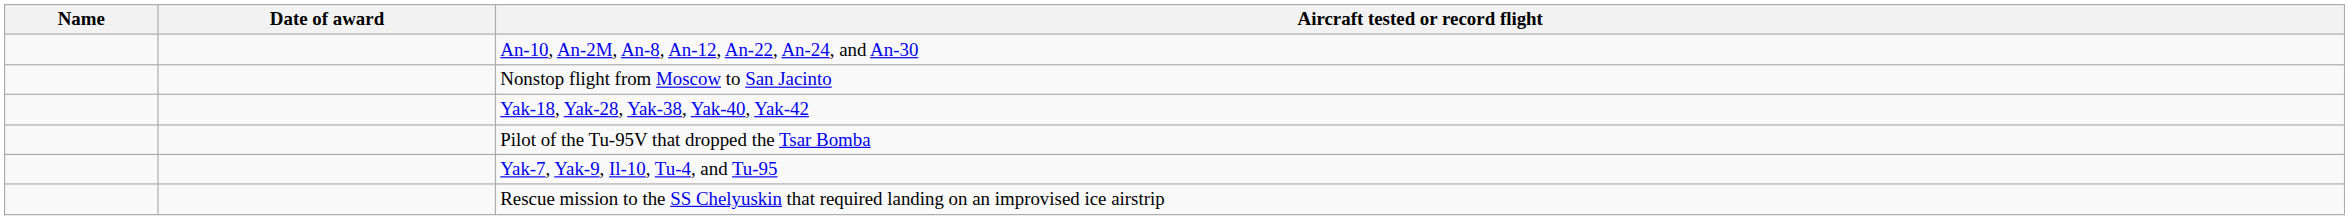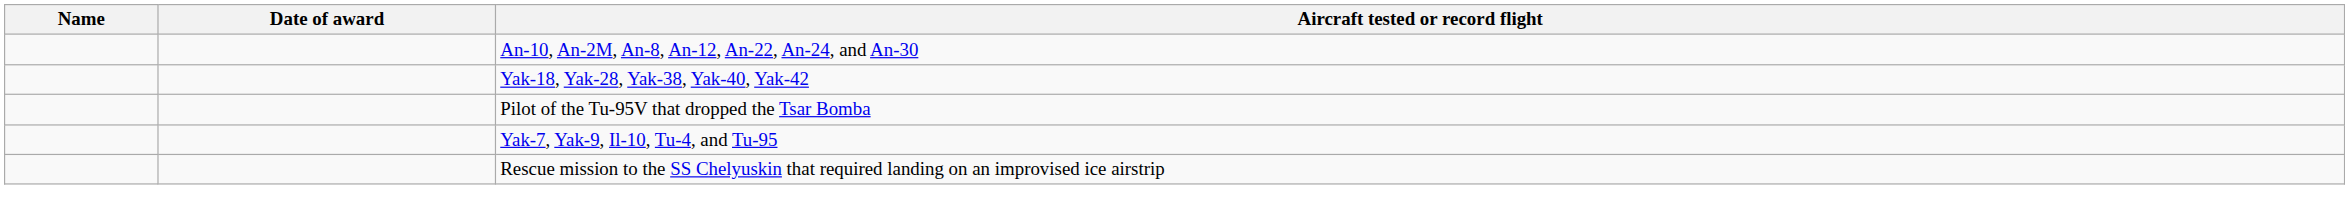- row: (666, 79)
